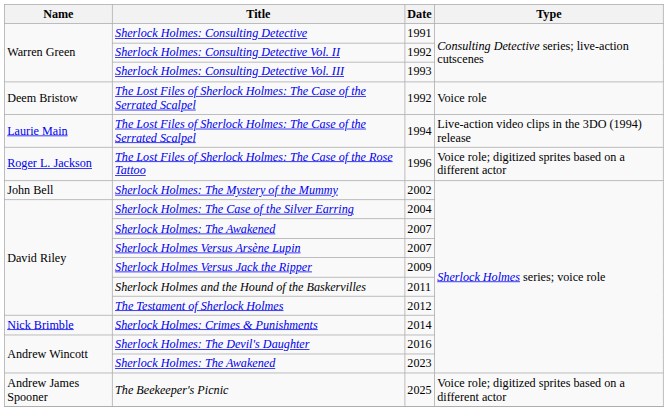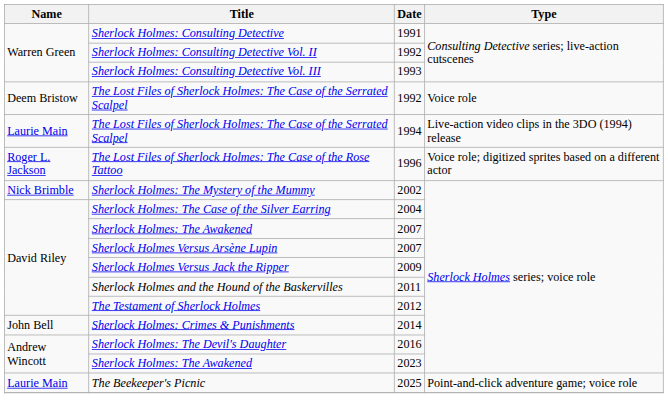(30, 190) John Bell -> (40, 190) Nick Brimble
(40, 325) Nick Brimble -> (30, 325) John Bell
(43, 389) Andrew James Spooner -> (37, 383) Laurie Main
(531, 389) Voice role; digitized sprites based on a different actor -> (532, 383) Point-and-click adventure game; voice role
